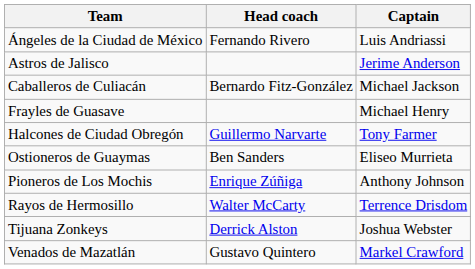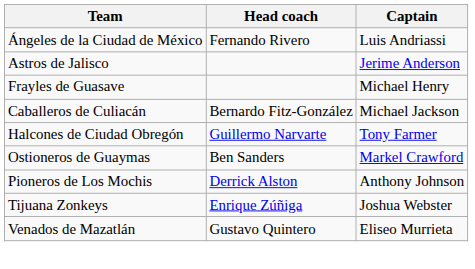rows swapped: (77, 87) <-> (66, 110)
(406, 157) Eliseo Murrieta -> (411, 157) Markel Crawford
(256, 181) Enrique Zúñiga -> (253, 181) Derrick Alston
- row: (71, 205)
(253, 228) Derrick Alston -> (256, 205) Enrique Zúñiga
(411, 252) Markel Crawford -> (406, 228) Eliseo Murrieta
